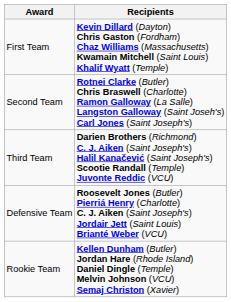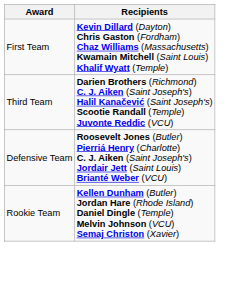- row: (35, 103)
